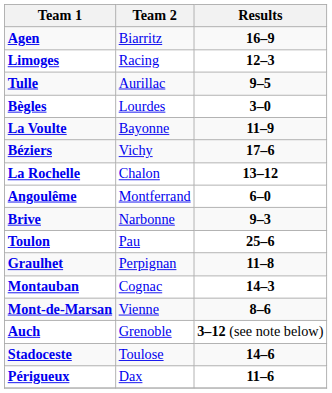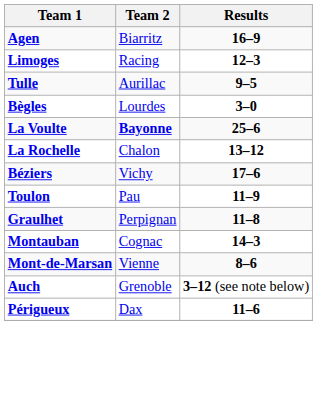(144, 128) normal -> (145, 128) bold
(260, 128) 11–9 -> (246, 128) 25–6
rows swapped: (44, 173) <-> (30, 151)
- row: (42, 196)
- row: (24, 219)
(260, 241) 25–6 -> (246, 196) 11–9
- row: (40, 354)
